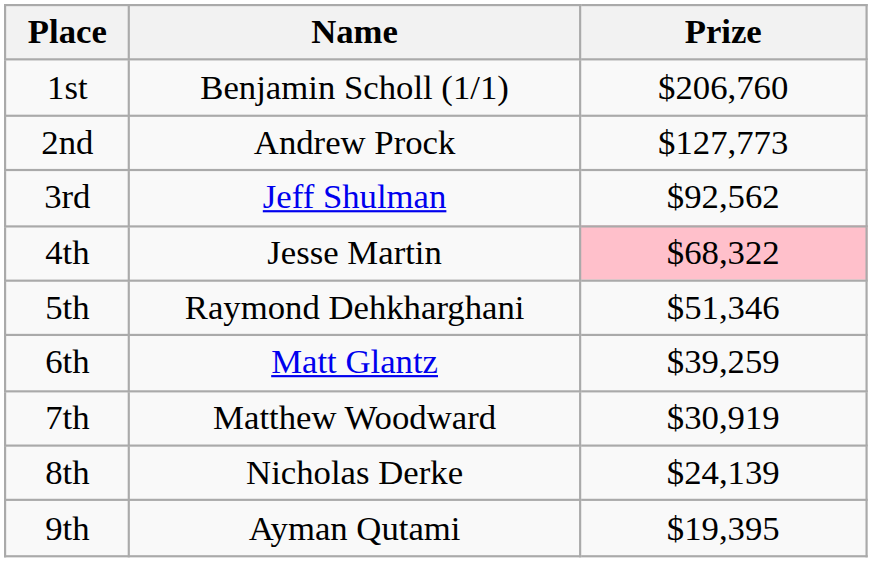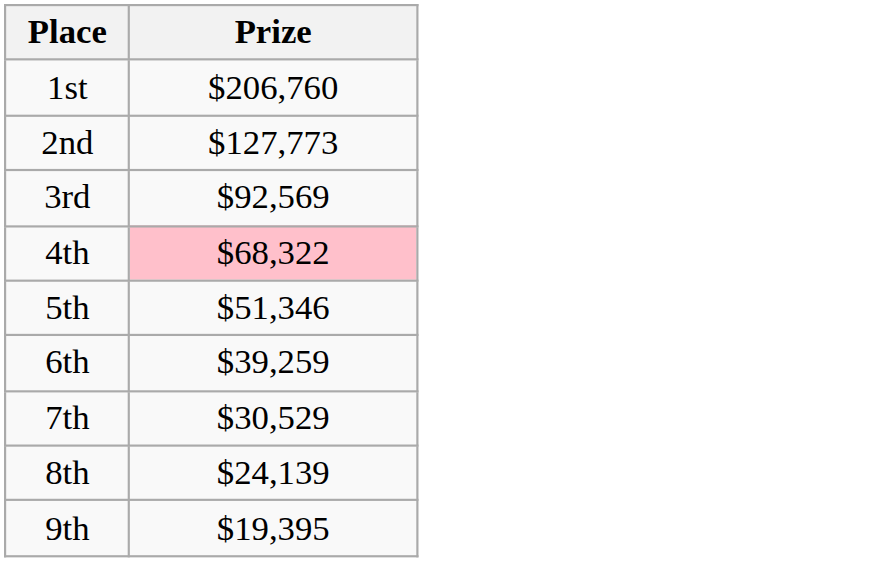- column: (355, 32)
(723, 197) $92,562 -> (273, 197) $92,569
(723, 417) $30,919 -> (273, 417) $30,529
